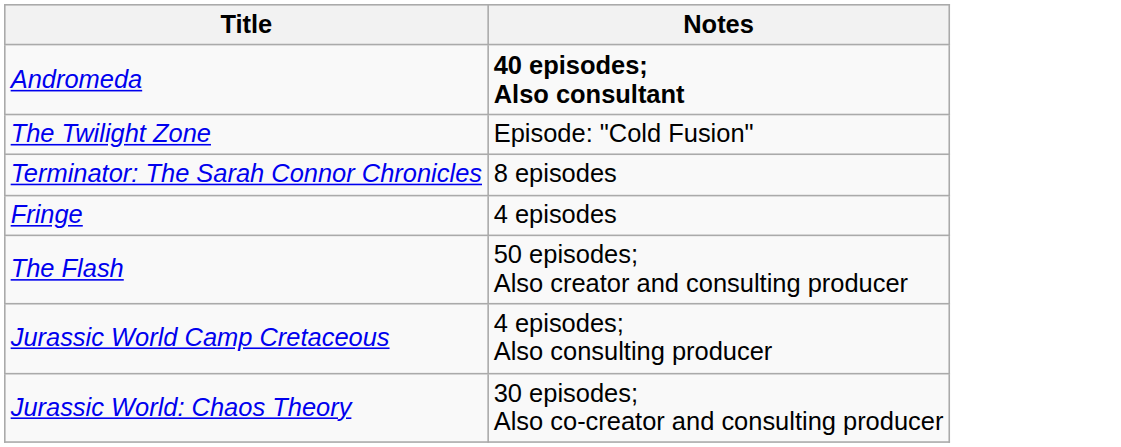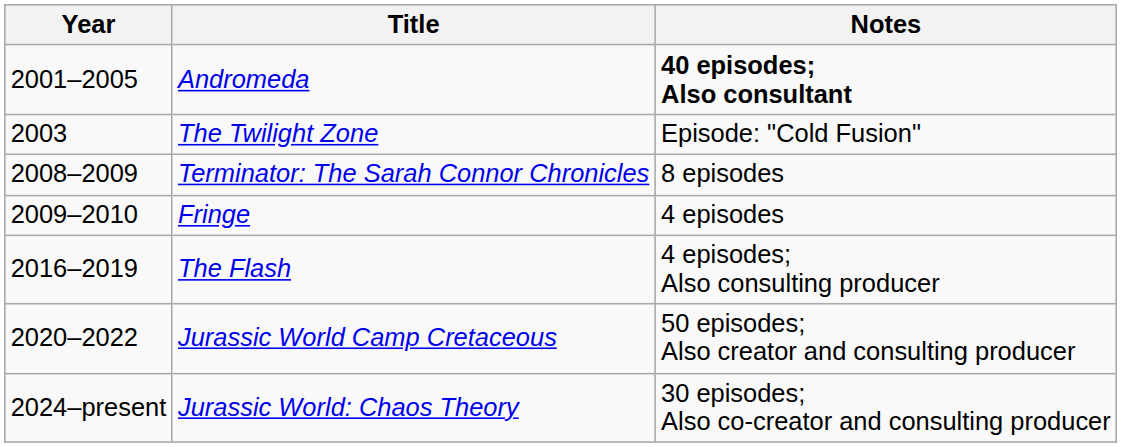+ column: (88, 24)
(701, 269) 50 episodes; Also creator and consulting producer -> (800, 269) 4 episodes; Also consulting producer
(633, 338) 4 episodes; Also consulting producer -> (868, 338) 50 episodes; Also creator and consulting producer
